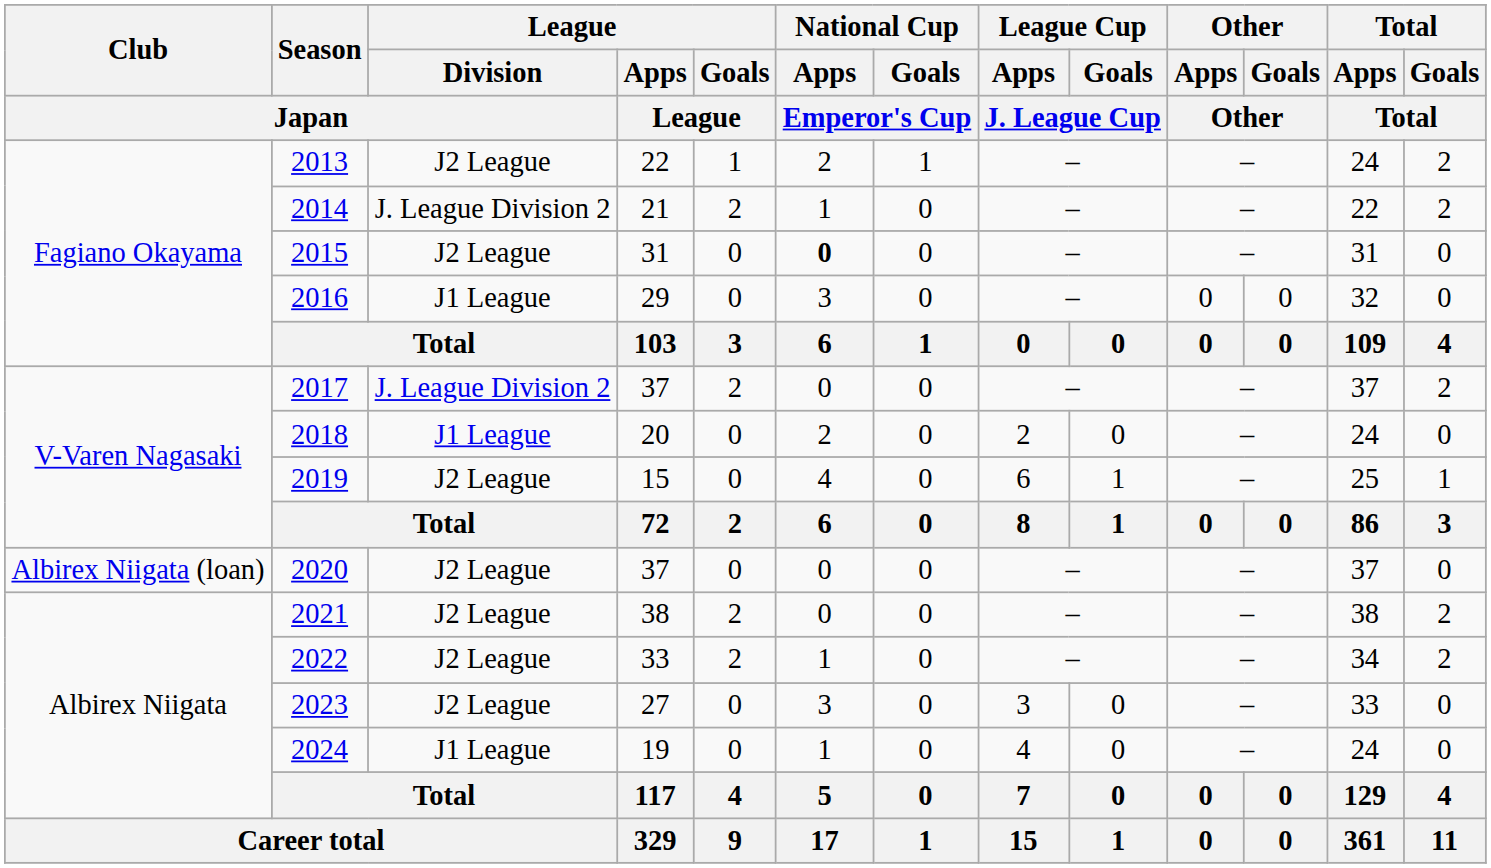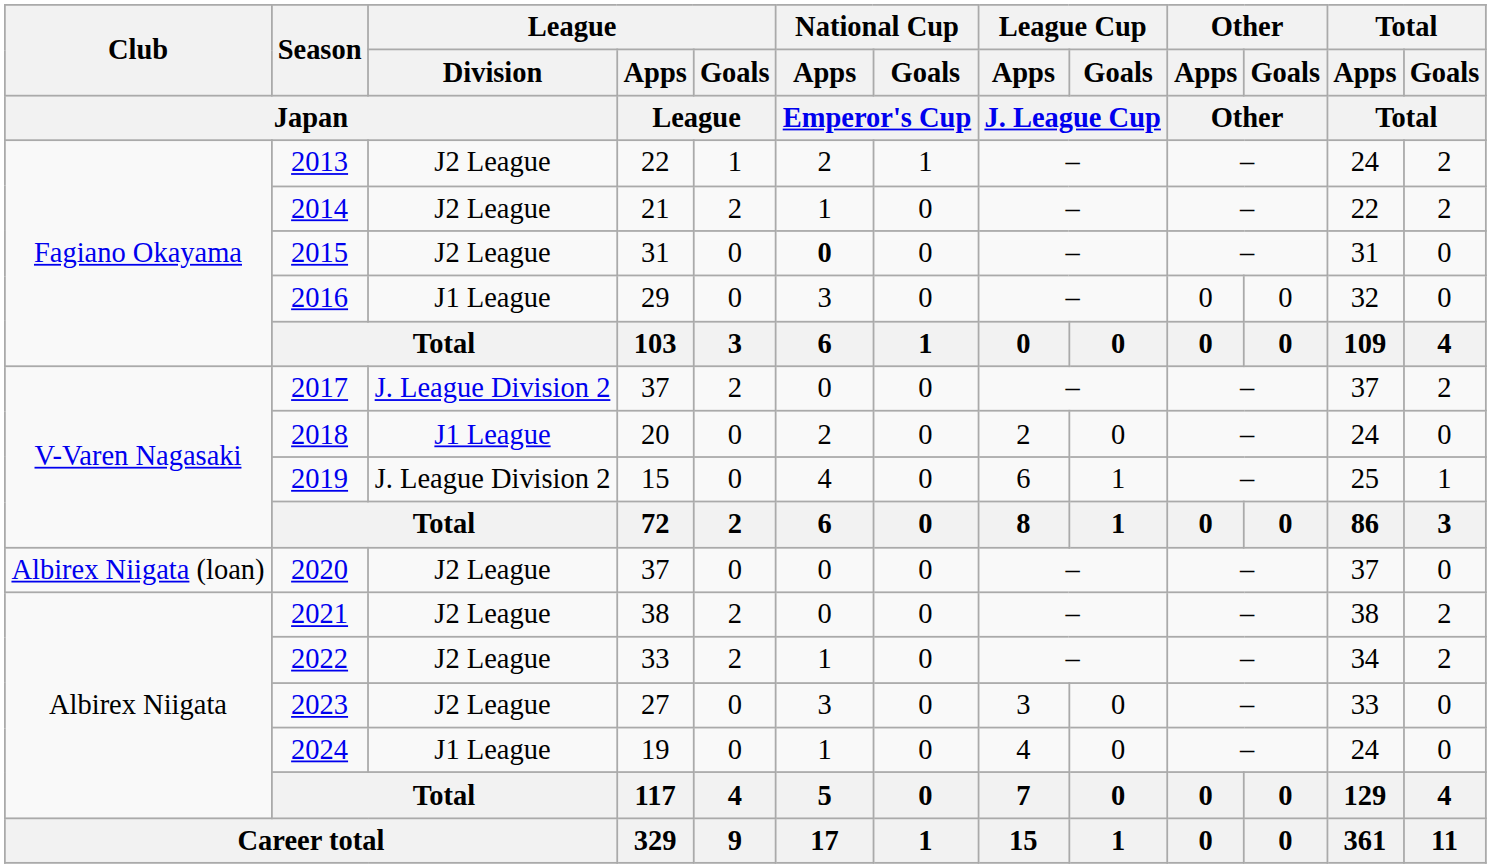(493, 207) J. League Division 2 -> (492, 207) J2 League
(492, 478) J2 League -> (493, 478) J. League Division 2
